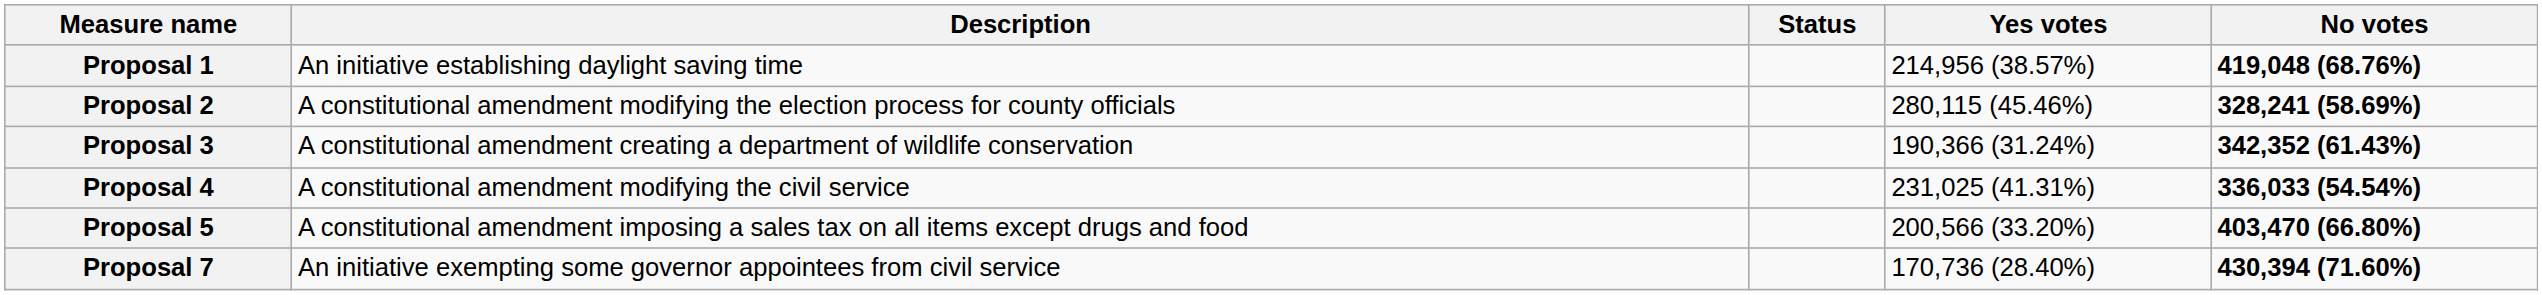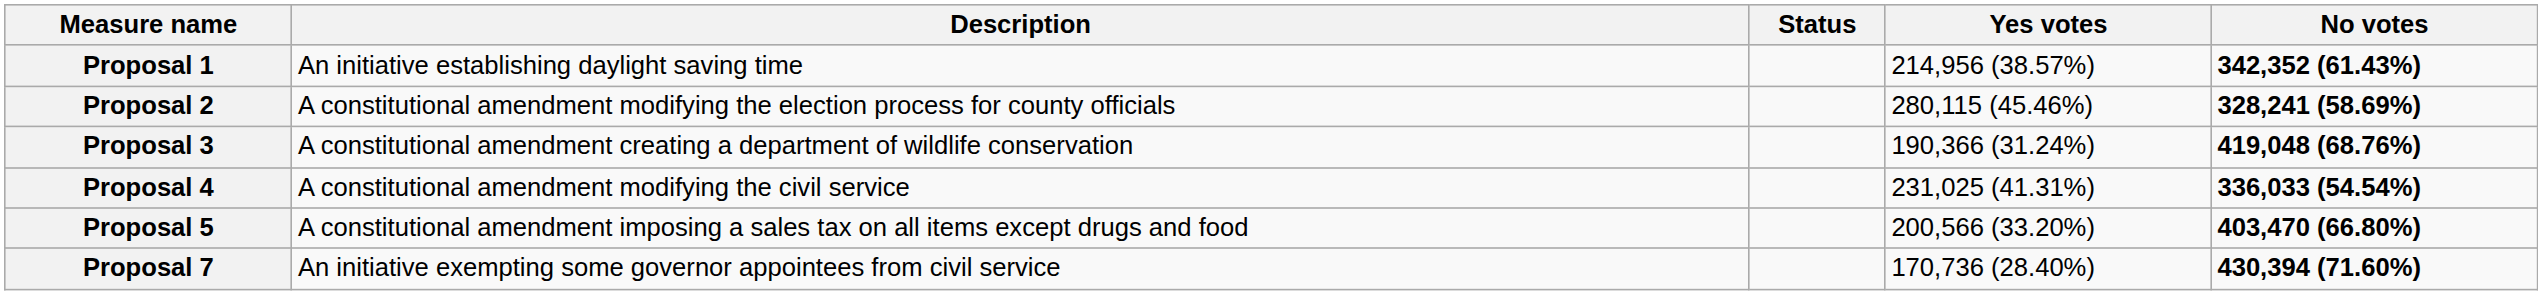(2319, 65) 419,048 (68.76%) -> (2319, 65) 342,352 (61.43%)
(2319, 146) 342,352 (61.43%) -> (2319, 146) 419,048 (68.76%)
